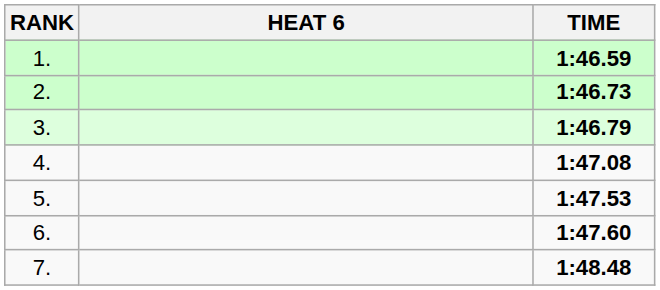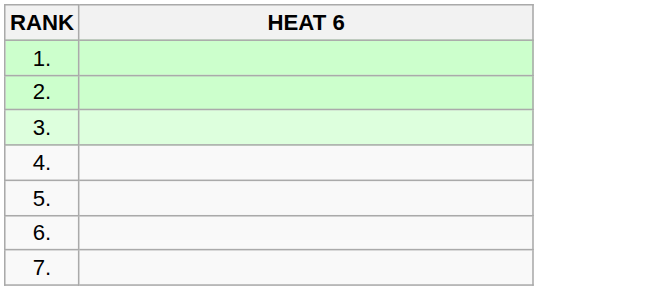- column: (594, 23)
